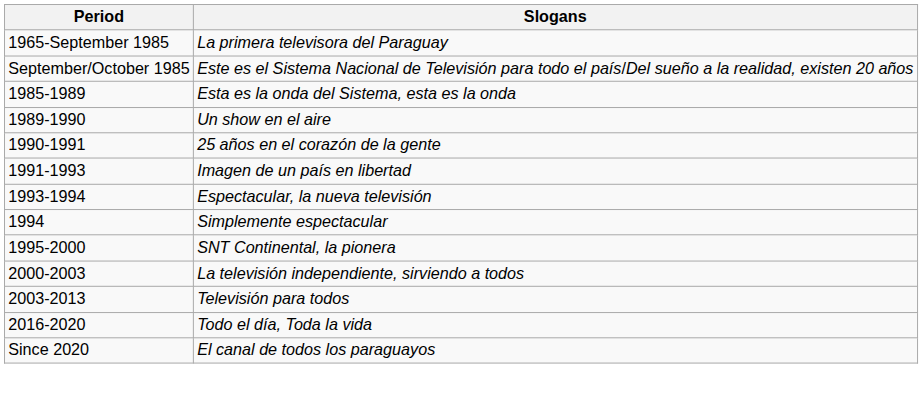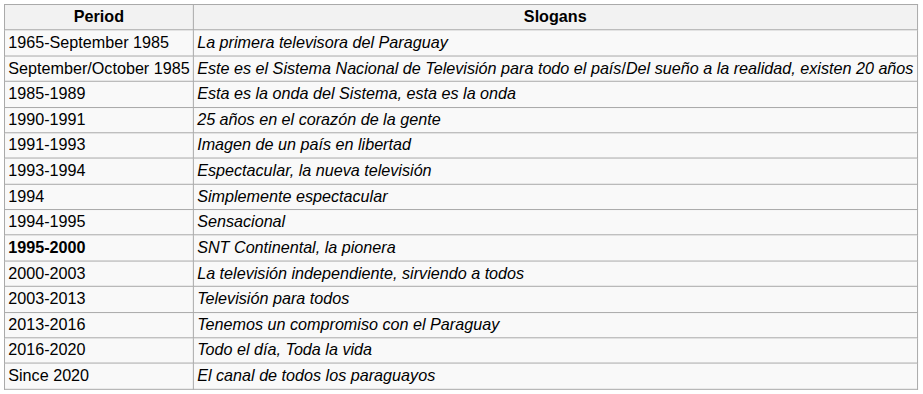- row: (264, 119)
+ row: (241, 222)
(47, 247) normal -> (47, 247) bold
+ row: (348, 324)
